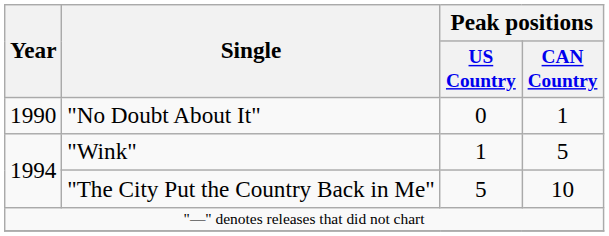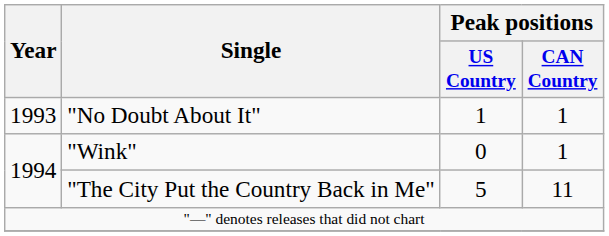(33, 115) 1990 -> (33, 115) 1993
(481, 115) 0 -> (481, 115) 1
(481, 152) 1 -> (481, 152) 0
(563, 152) 5 -> (563, 152) 1
(563, 188) 10 -> (563, 188) 11
